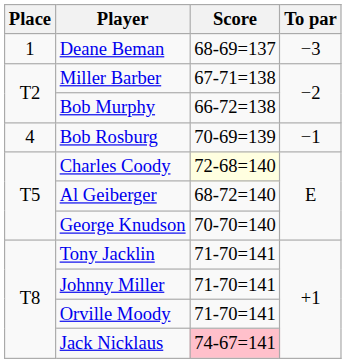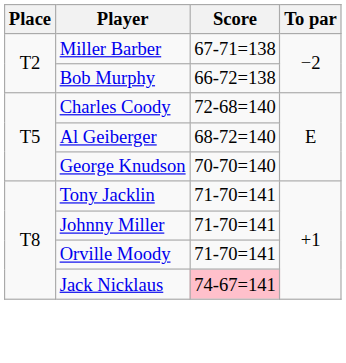- row: (112, 48)
- row: (109, 136)
(235, 166) lightyellow background -> (235, 107) no background
